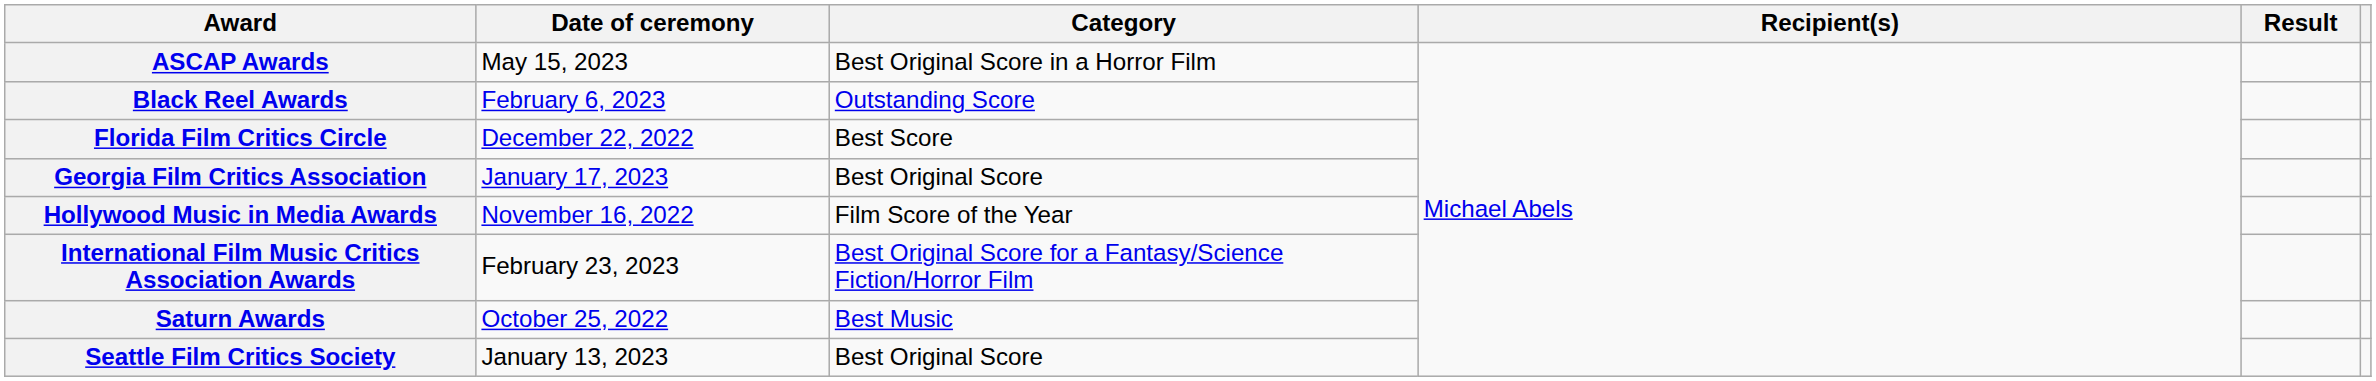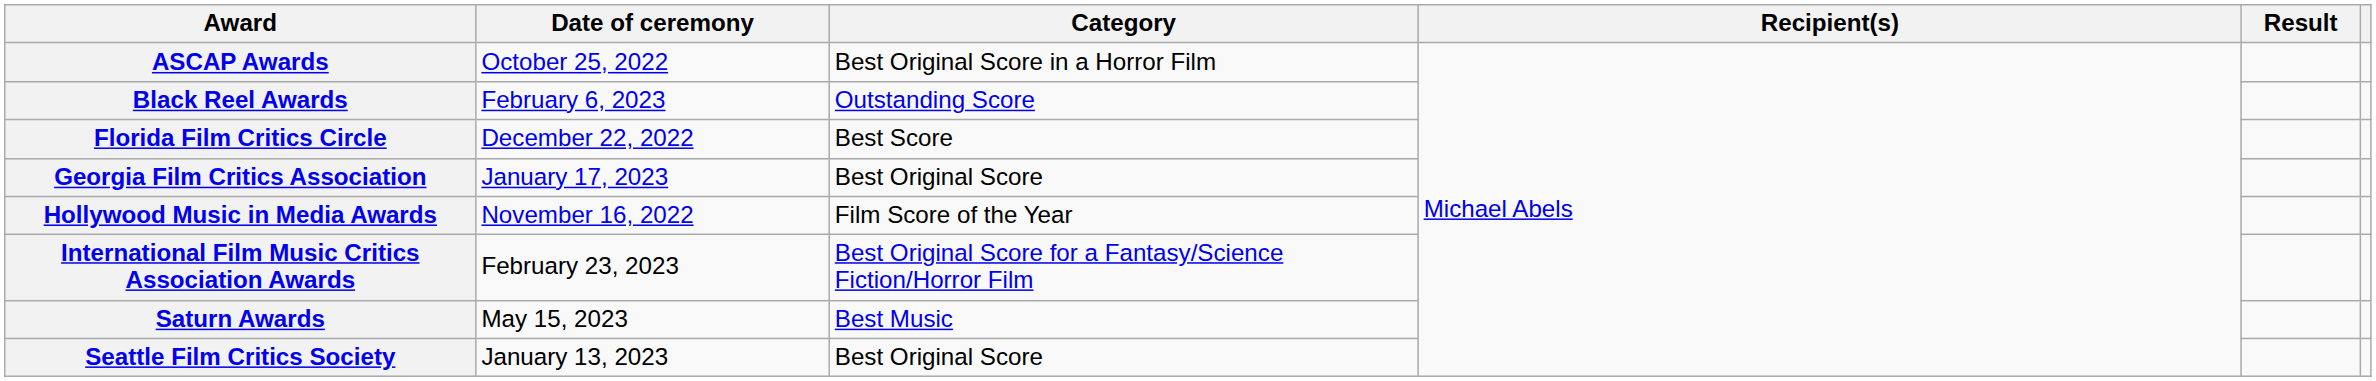(555, 61) May 15, 2023 -> (575, 61) October 25, 2022
(575, 319) October 25, 2022 -> (555, 319) May 15, 2023
